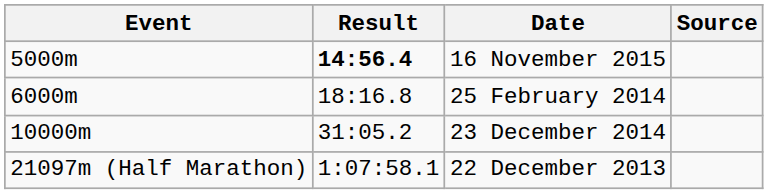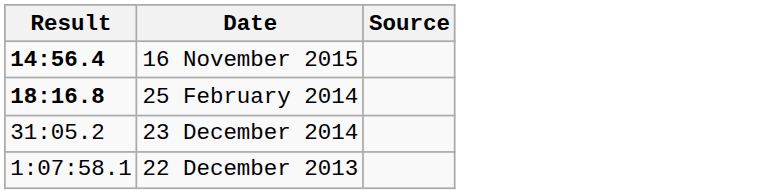- column: (159, 23)
(365, 97) normal -> (57, 97) bold
